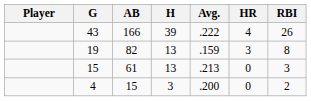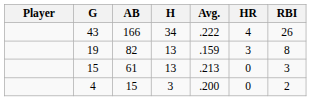(170, 31) 39 -> (170, 31) 34
